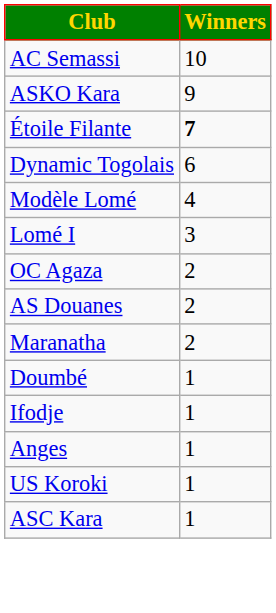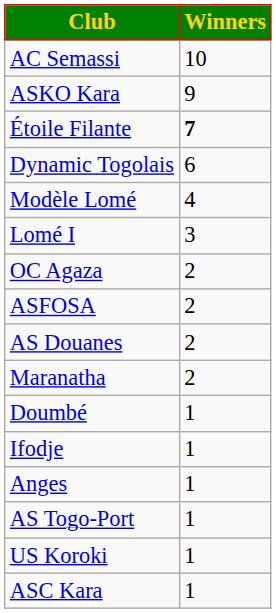+ row: (53, 306)
+ row: (72, 519)
